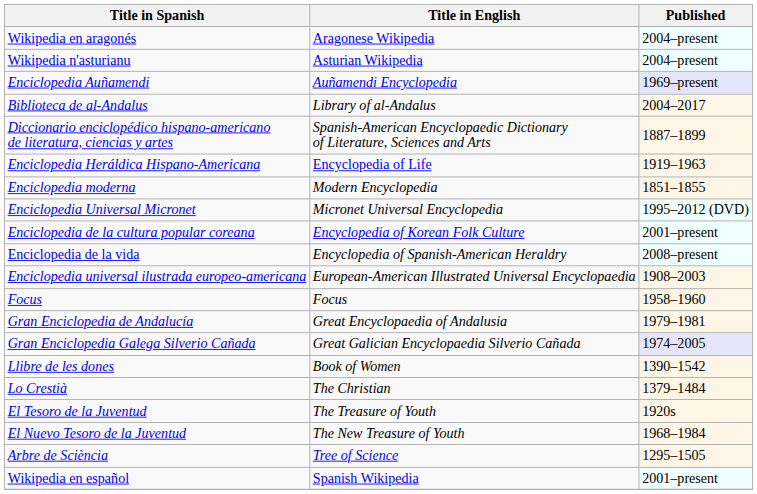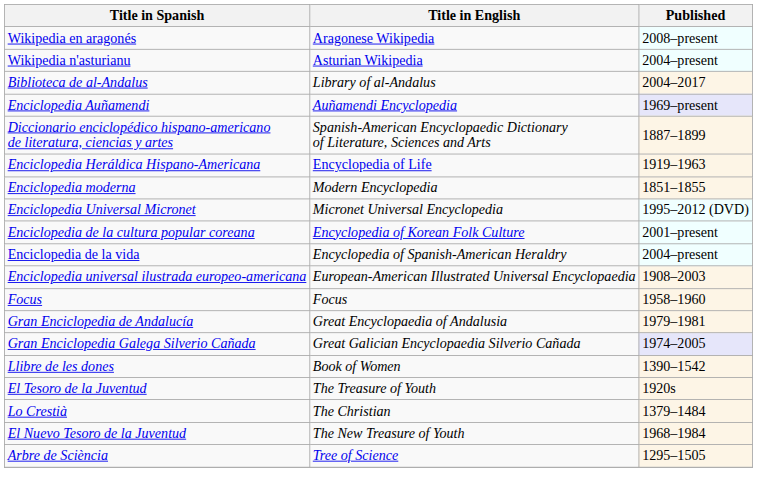(680, 37) 2004–present -> (680, 37) 2008–present
rows swapped: (79, 82) <-> (78, 104)
(680, 254) 2008–present -> (680, 254) 2004–present
rows swapped: (37, 388) <-> (77, 411)
- row: (68, 478)
